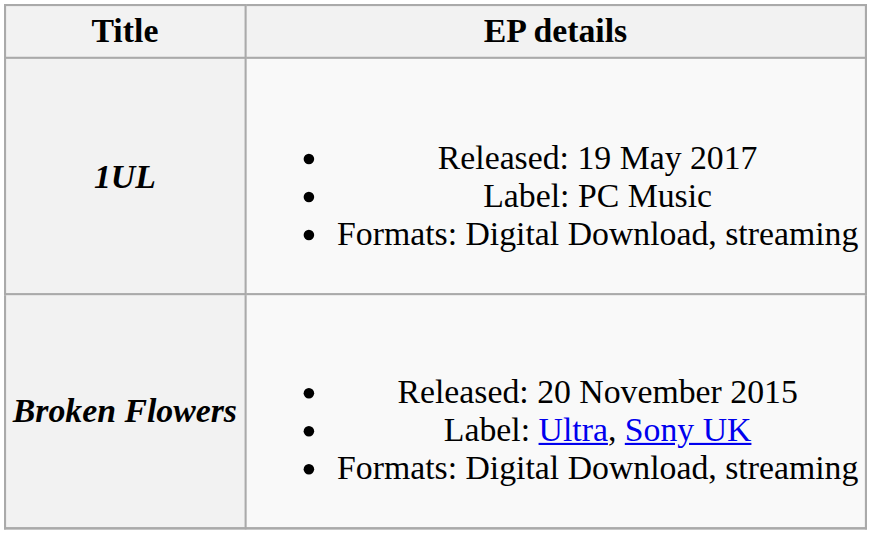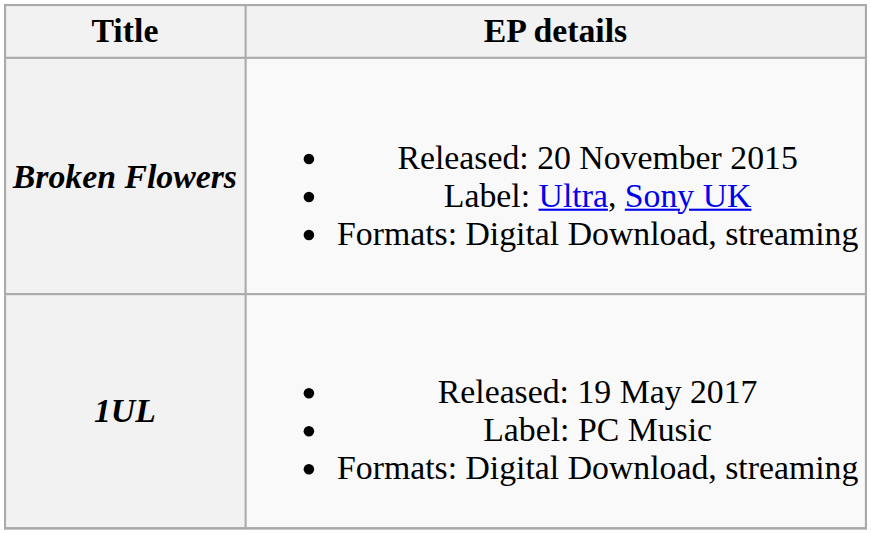rows swapped: (125, 410) <-> (125, 175)
